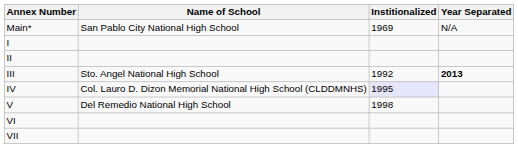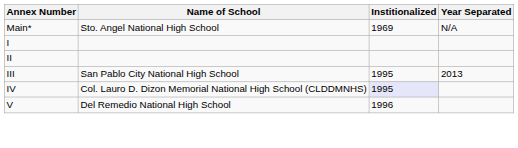(160, 27) San Pablo City National High School -> (150, 27) Sto. Angel National High School
(150, 74) Sto. Angel National High School -> (160, 74) San Pablo City National High School
(382, 74) 1992 -> (382, 74) 1995
(452, 74) bold -> (452, 74) normal
(382, 105) 1998 -> (382, 105) 1996
- row: (11, 120)
- row: (13, 136)
